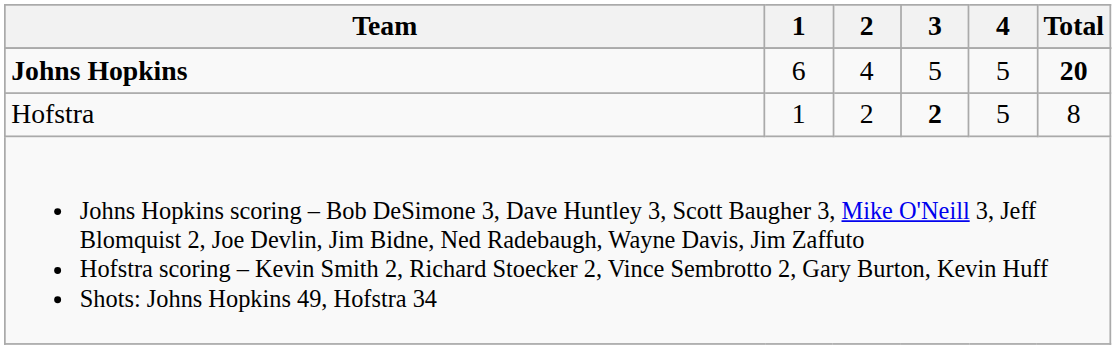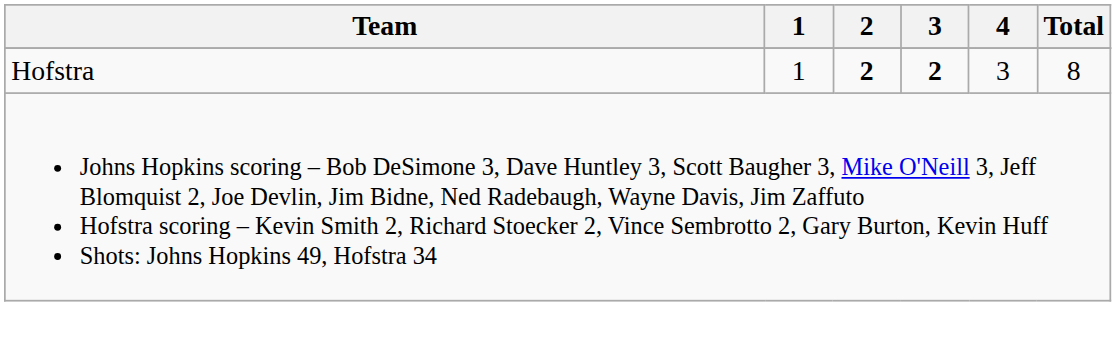- row: (99, 70)
(867, 114) normal -> (867, 70) bold
(1003, 114) 5 -> (1003, 70) 3
